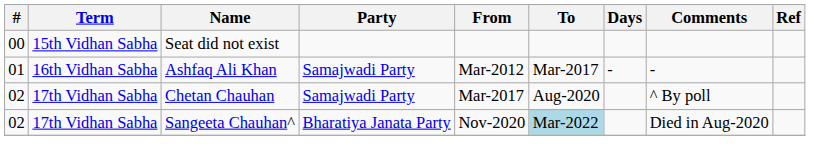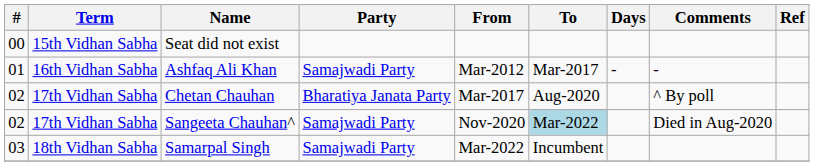(359, 95) Samajwadi Party -> (377, 95) Bharatiya Janata Party
(377, 122) Bharatiya Janata Party -> (359, 122) Samajwadi Party
+ row: (217, 148)
